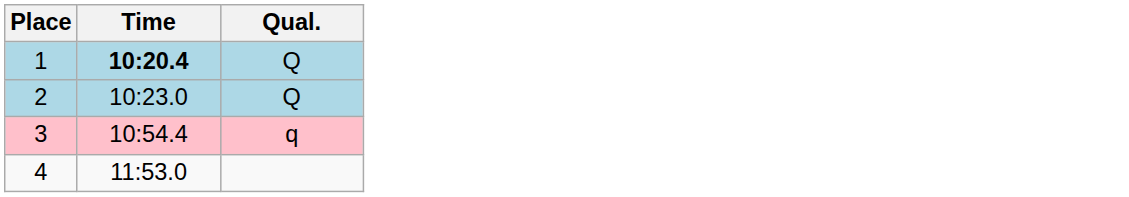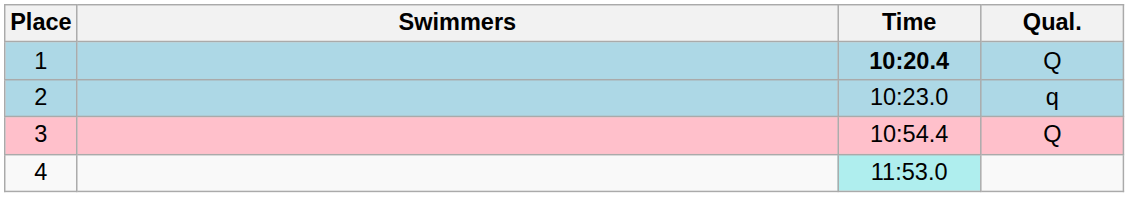+ column: (457, 23)
(292, 97) Q -> (1052, 97) q
(292, 135) q -> (1052, 135) Q
(149, 172) no background -> (909, 172) paleturquoise background
